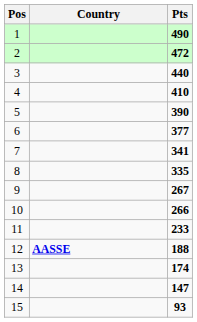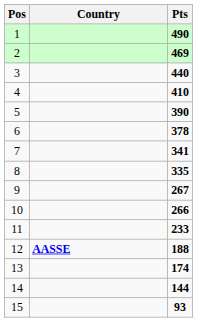(180, 53) 472 -> (180, 53) 469
(180, 131) 377 -> (180, 131) 378
(180, 288) 147 -> (180, 288) 144
